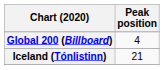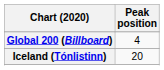(137, 56) 21 -> (137, 56) 20
